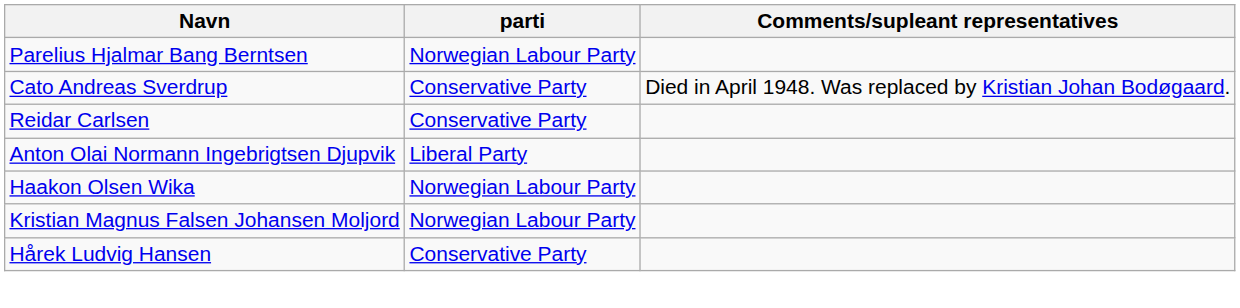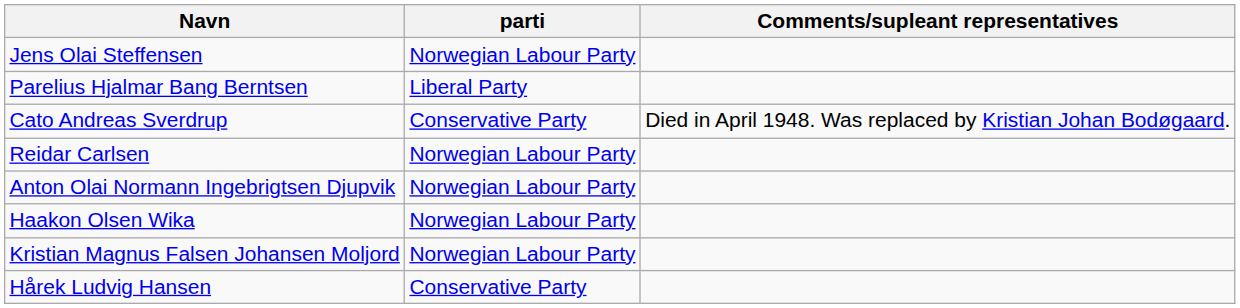+ row: (106, 54)
(522, 54) Norwegian Labour Party -> (468, 87) Liberal Party
(498, 120) Conservative Party -> (522, 154) Norwegian Labour Party
(468, 154) Liberal Party -> (522, 187) Norwegian Labour Party
